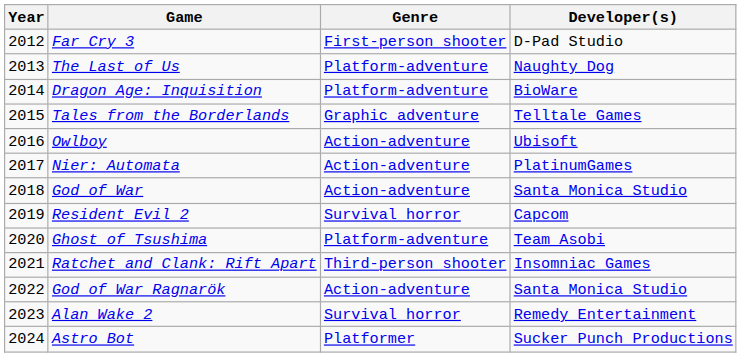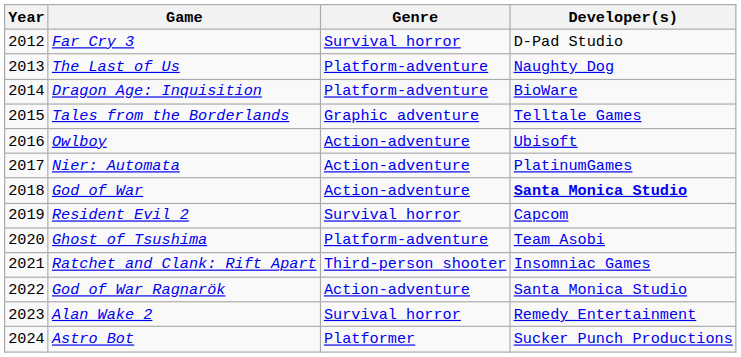(415, 42) First-person shooter -> (392, 42) Survival horror
(600, 191) normal -> (600, 191) bold
